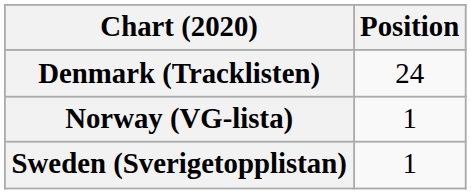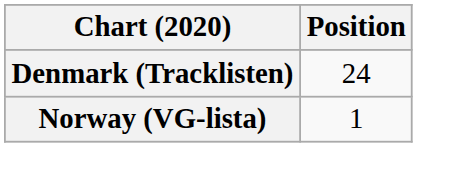- row: (179, 164)
